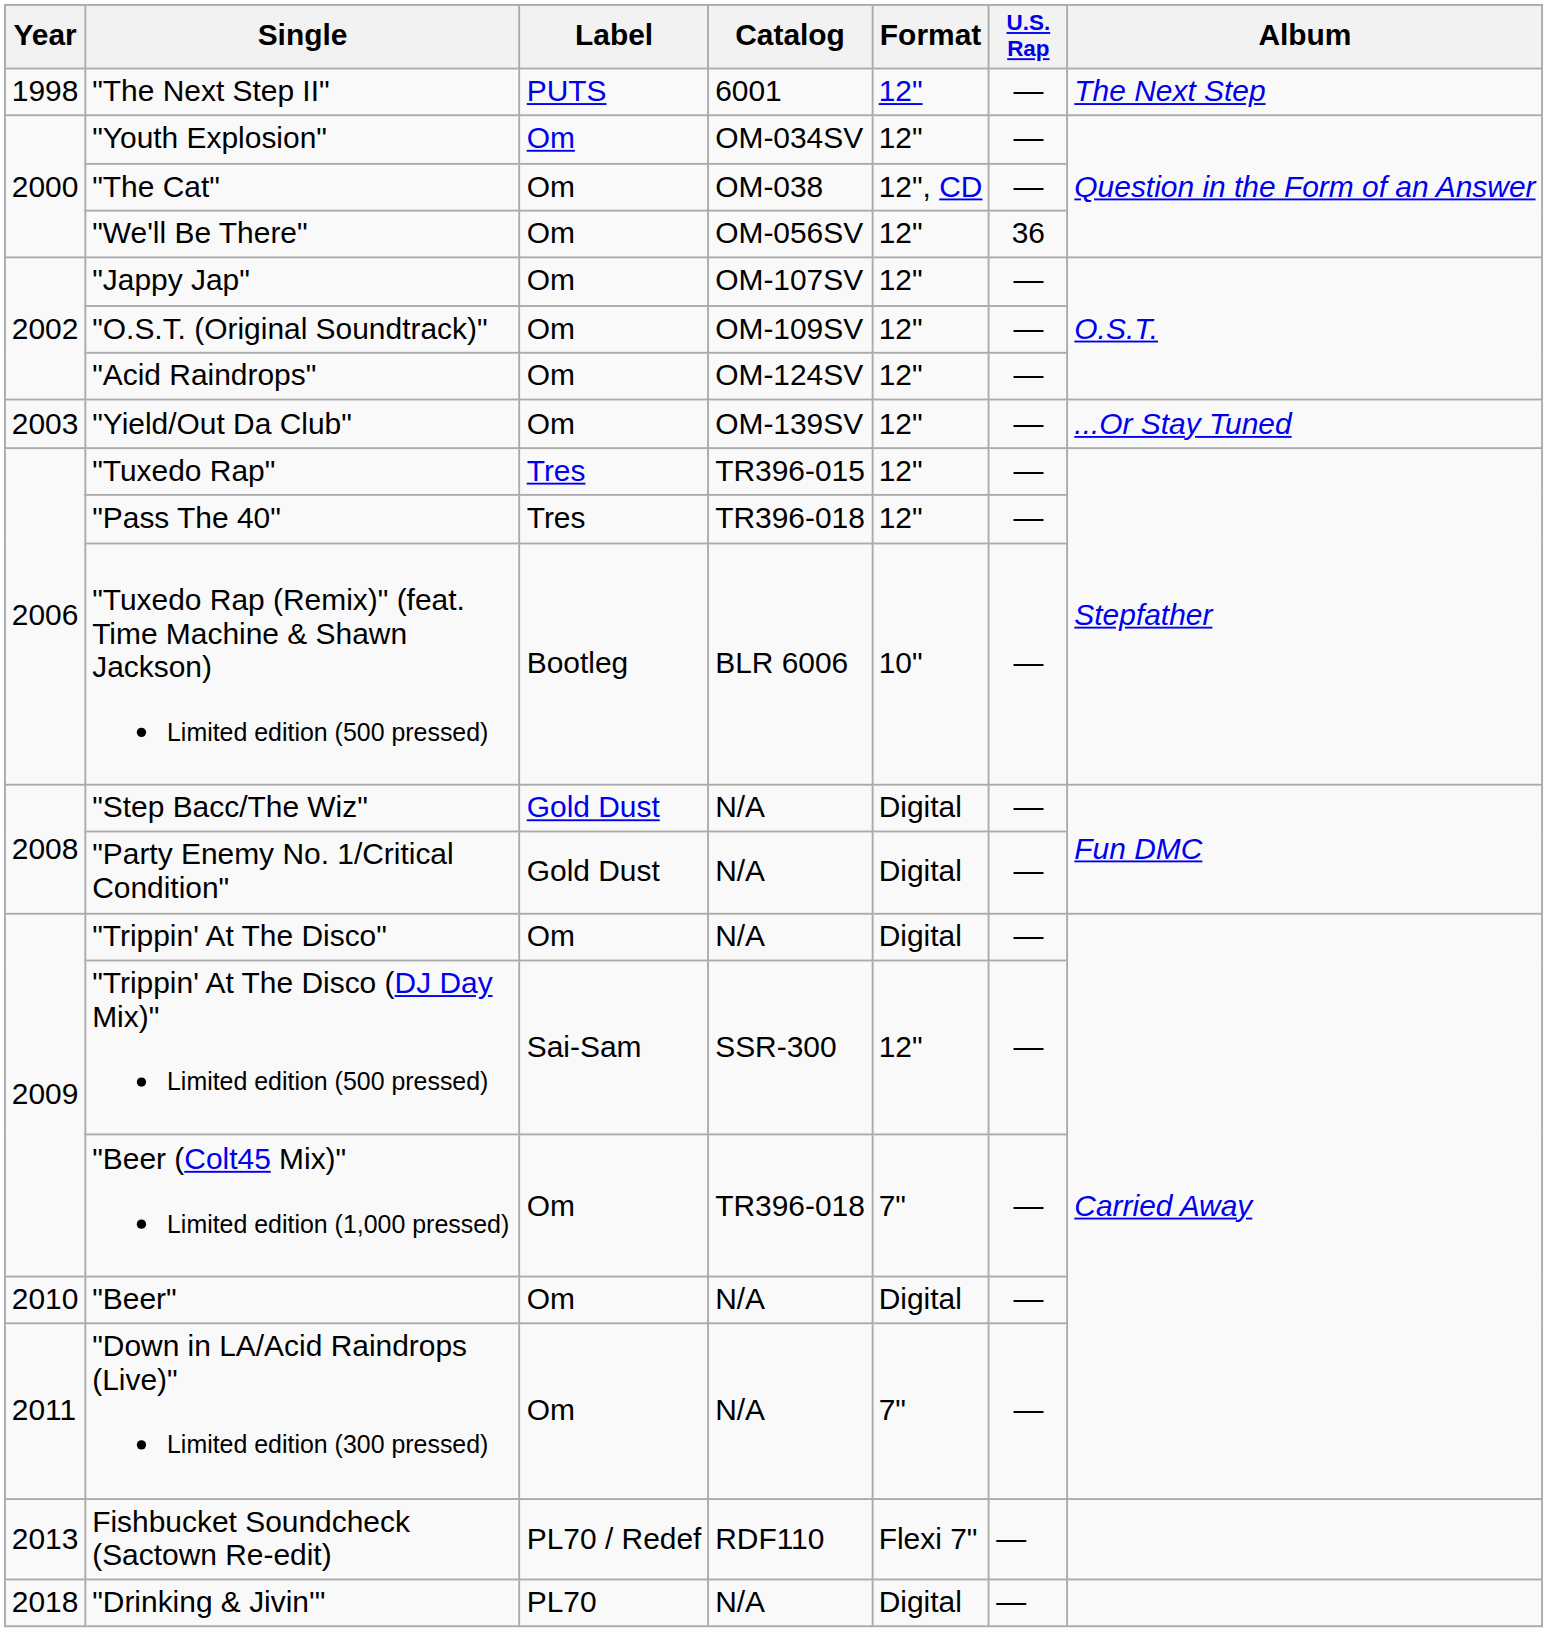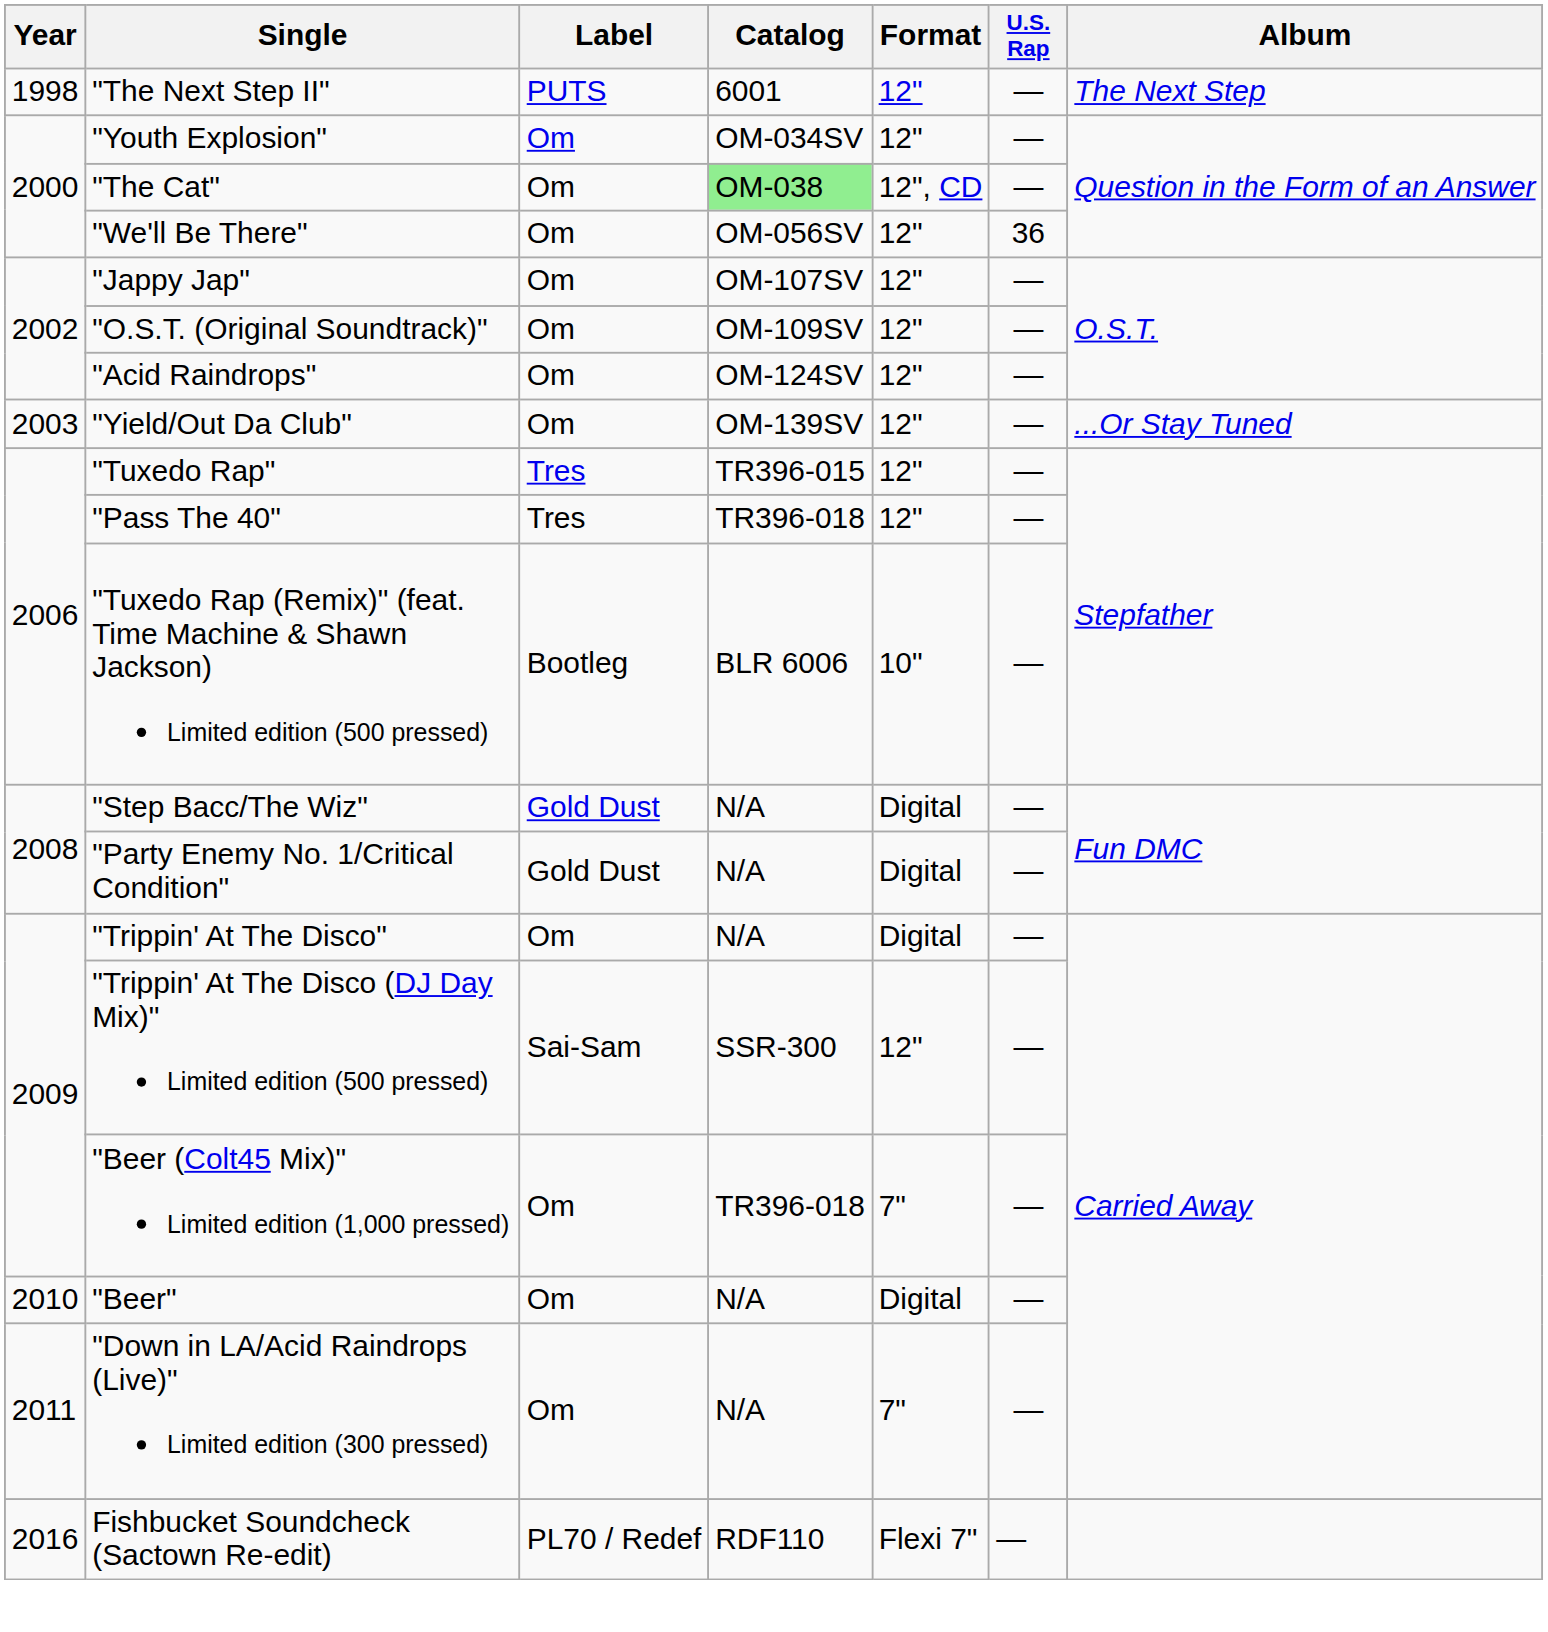(769, 186) no background -> (769, 186) lightgreen background
(45, 1538) 2013 -> (45, 1538) 2016
- row: (209, 1602)
